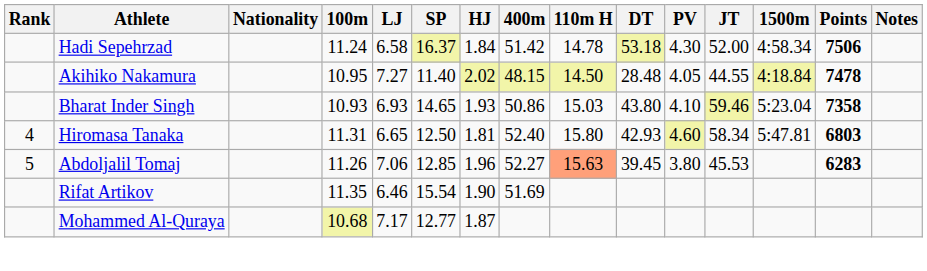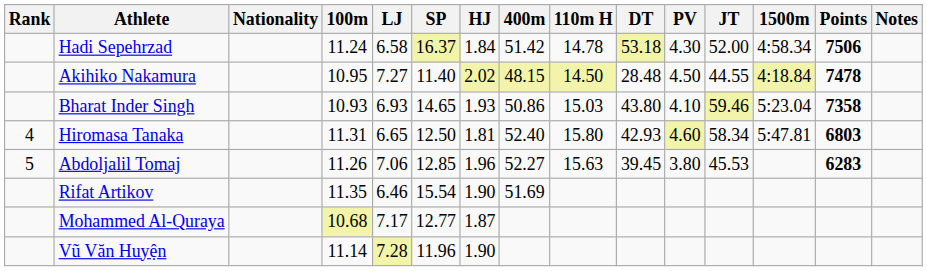(685, 76) 4.05 -> (685, 76) 4.50
(583, 163) lightsalmon background -> (583, 163) no background
+ row: (112, 250)
